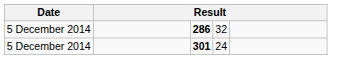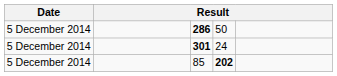(221, 29) 32 -> (221, 29) 50
+ row: (199, 63)
